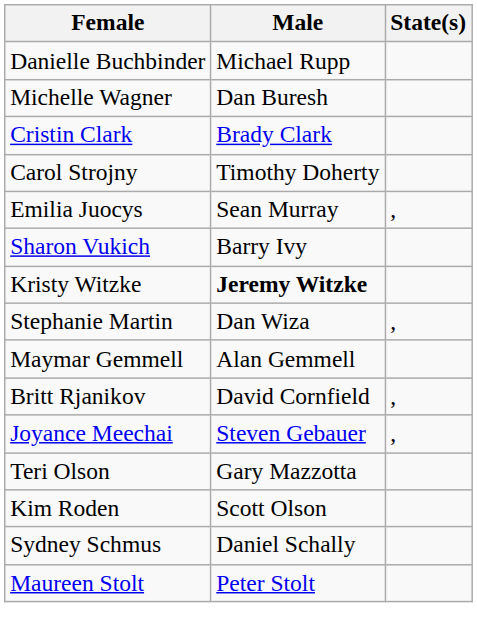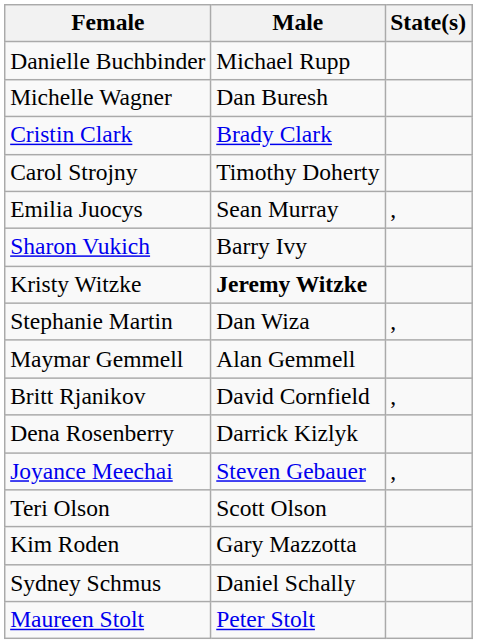+ row: (92, 433)
(286, 470) Gary Mazzotta -> (271, 508) Scott Olson
(271, 508) Scott Olson -> (286, 545) Gary Mazzotta
